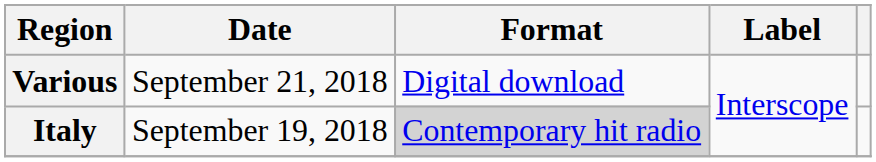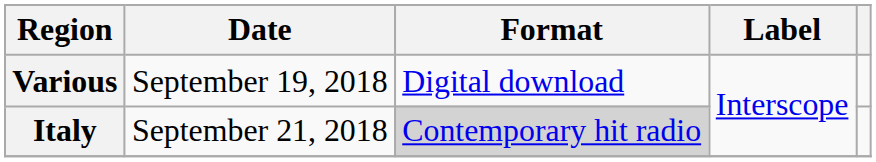(260, 80) September 21, 2018 -> (260, 80) September 19, 2018
(260, 130) September 19, 2018 -> (260, 130) September 21, 2018
